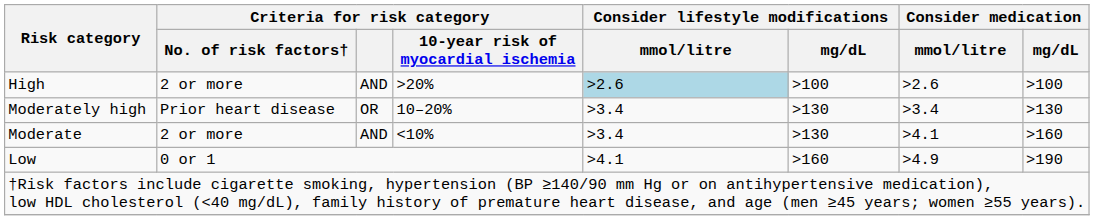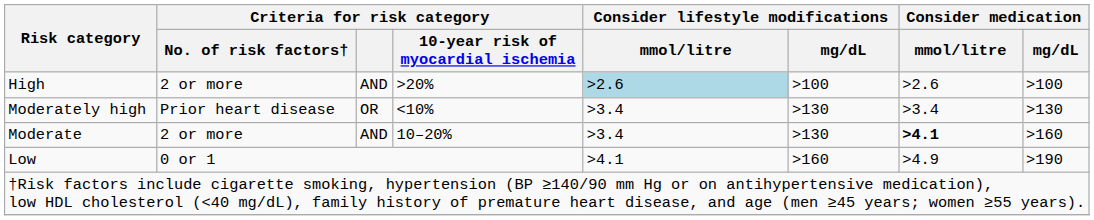(424, 110) 10–20% -> (415, 110) <10%
(415, 135) <10% -> (424, 135) 10–20%
(921, 135) normal -> (921, 135) bold
